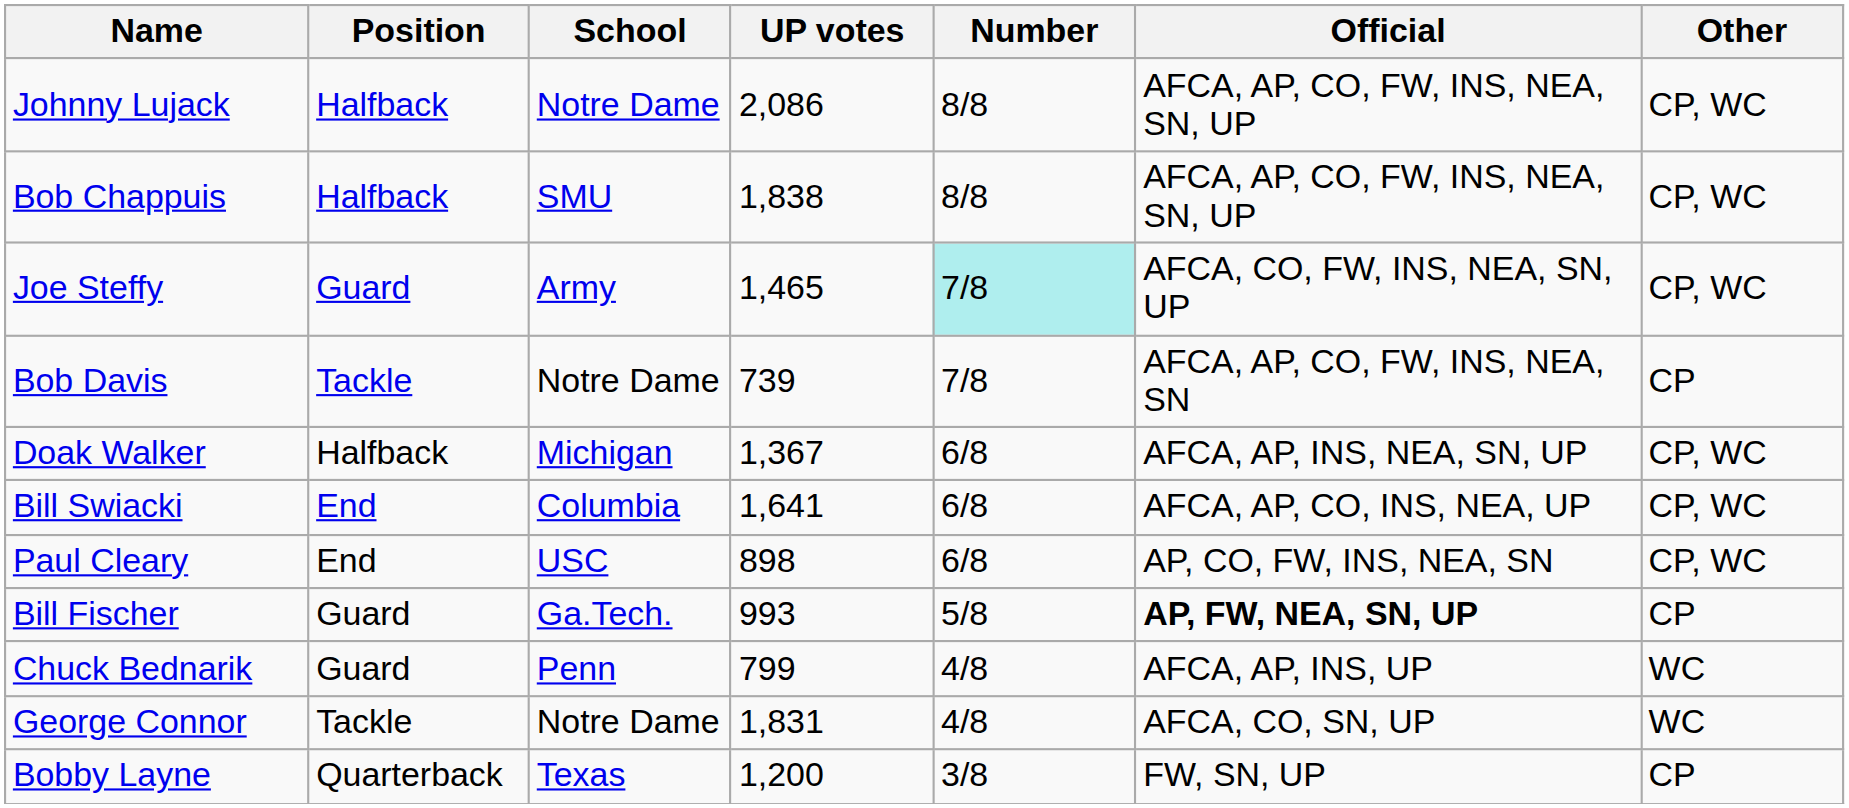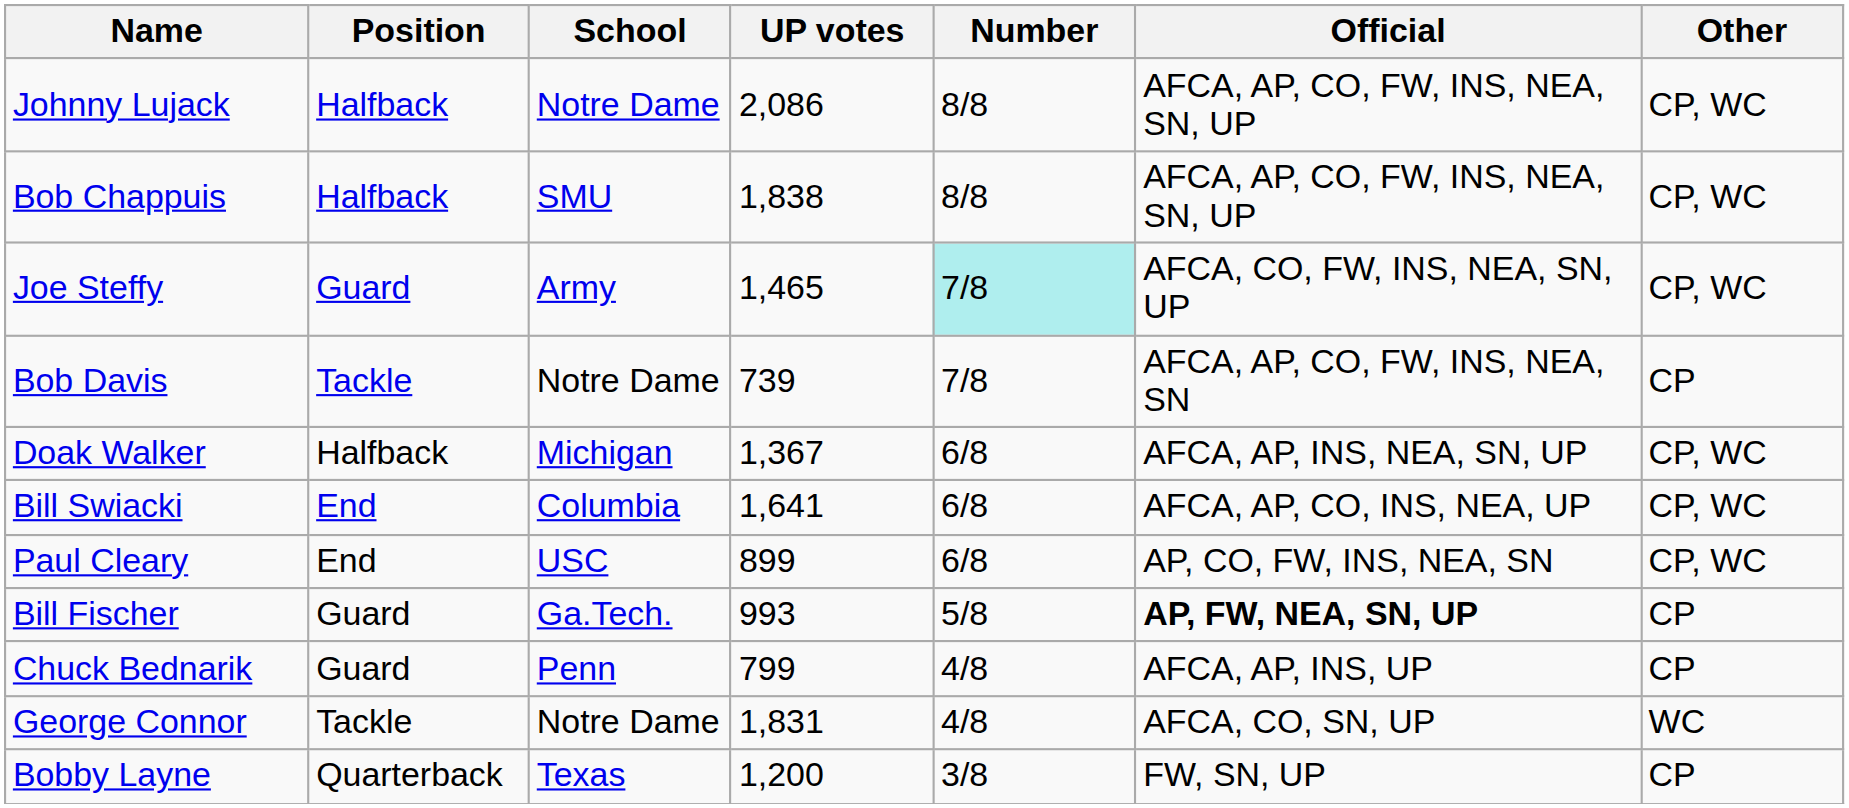(767, 560) 898 -> (767, 560) 899
(1677, 668) WC -> (1672, 668) CP
